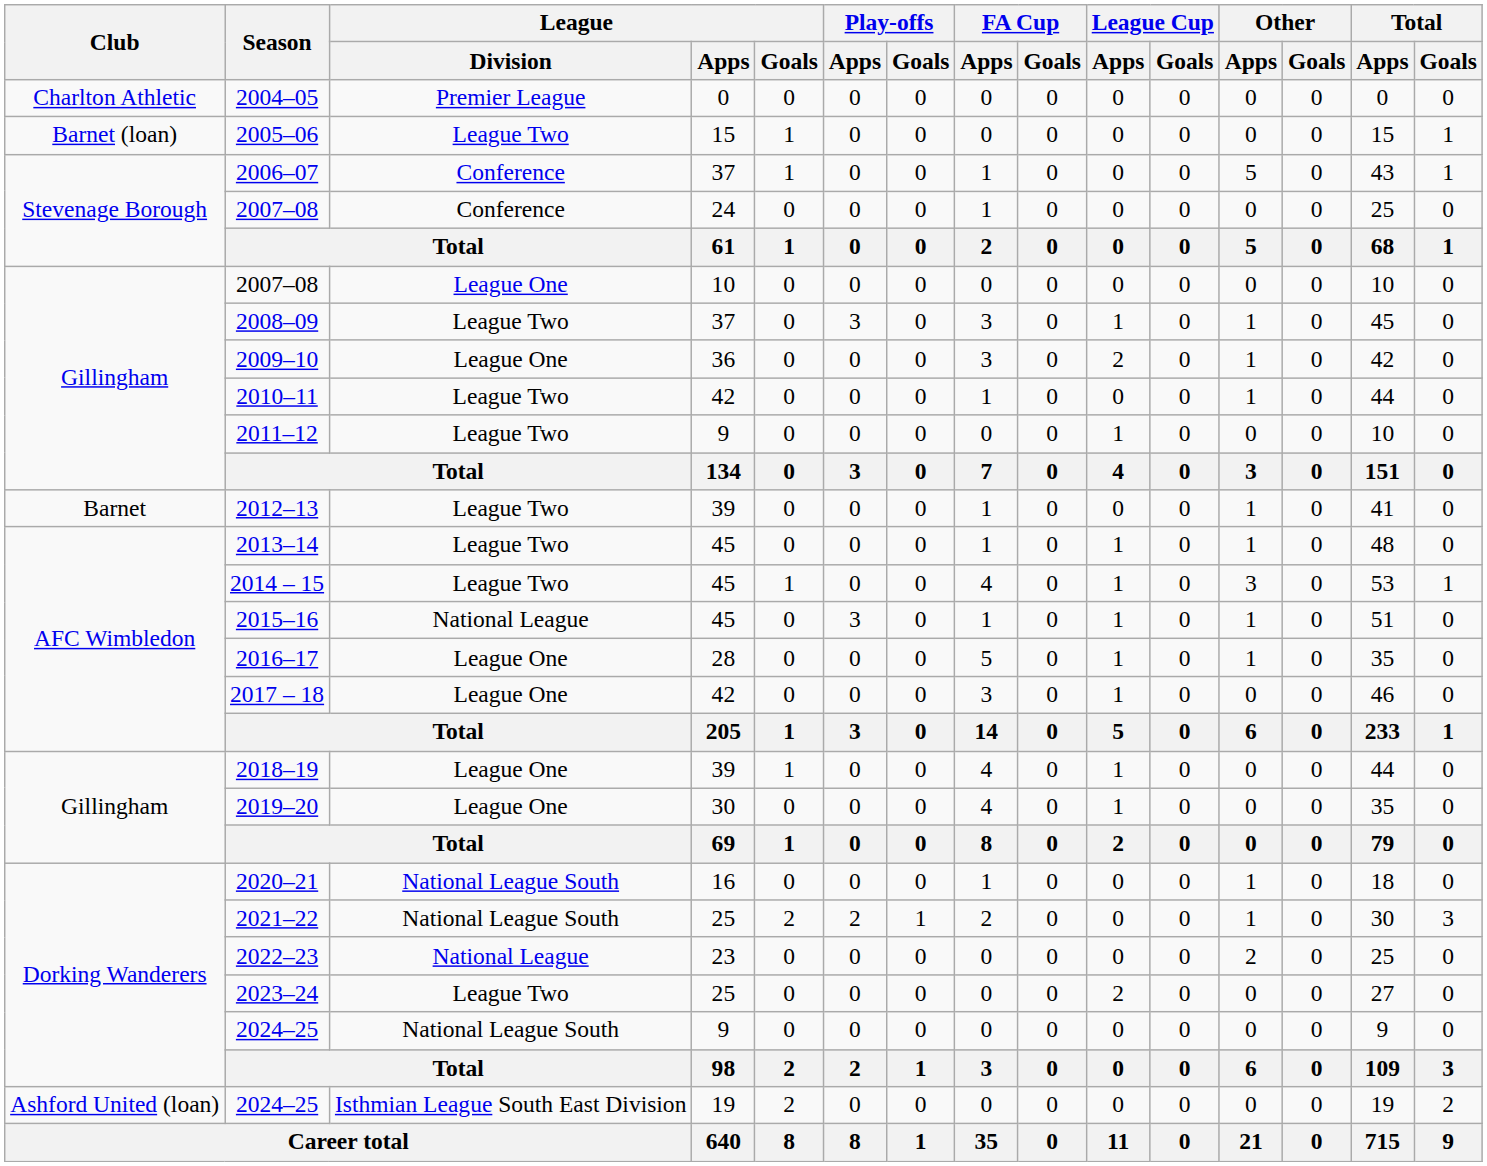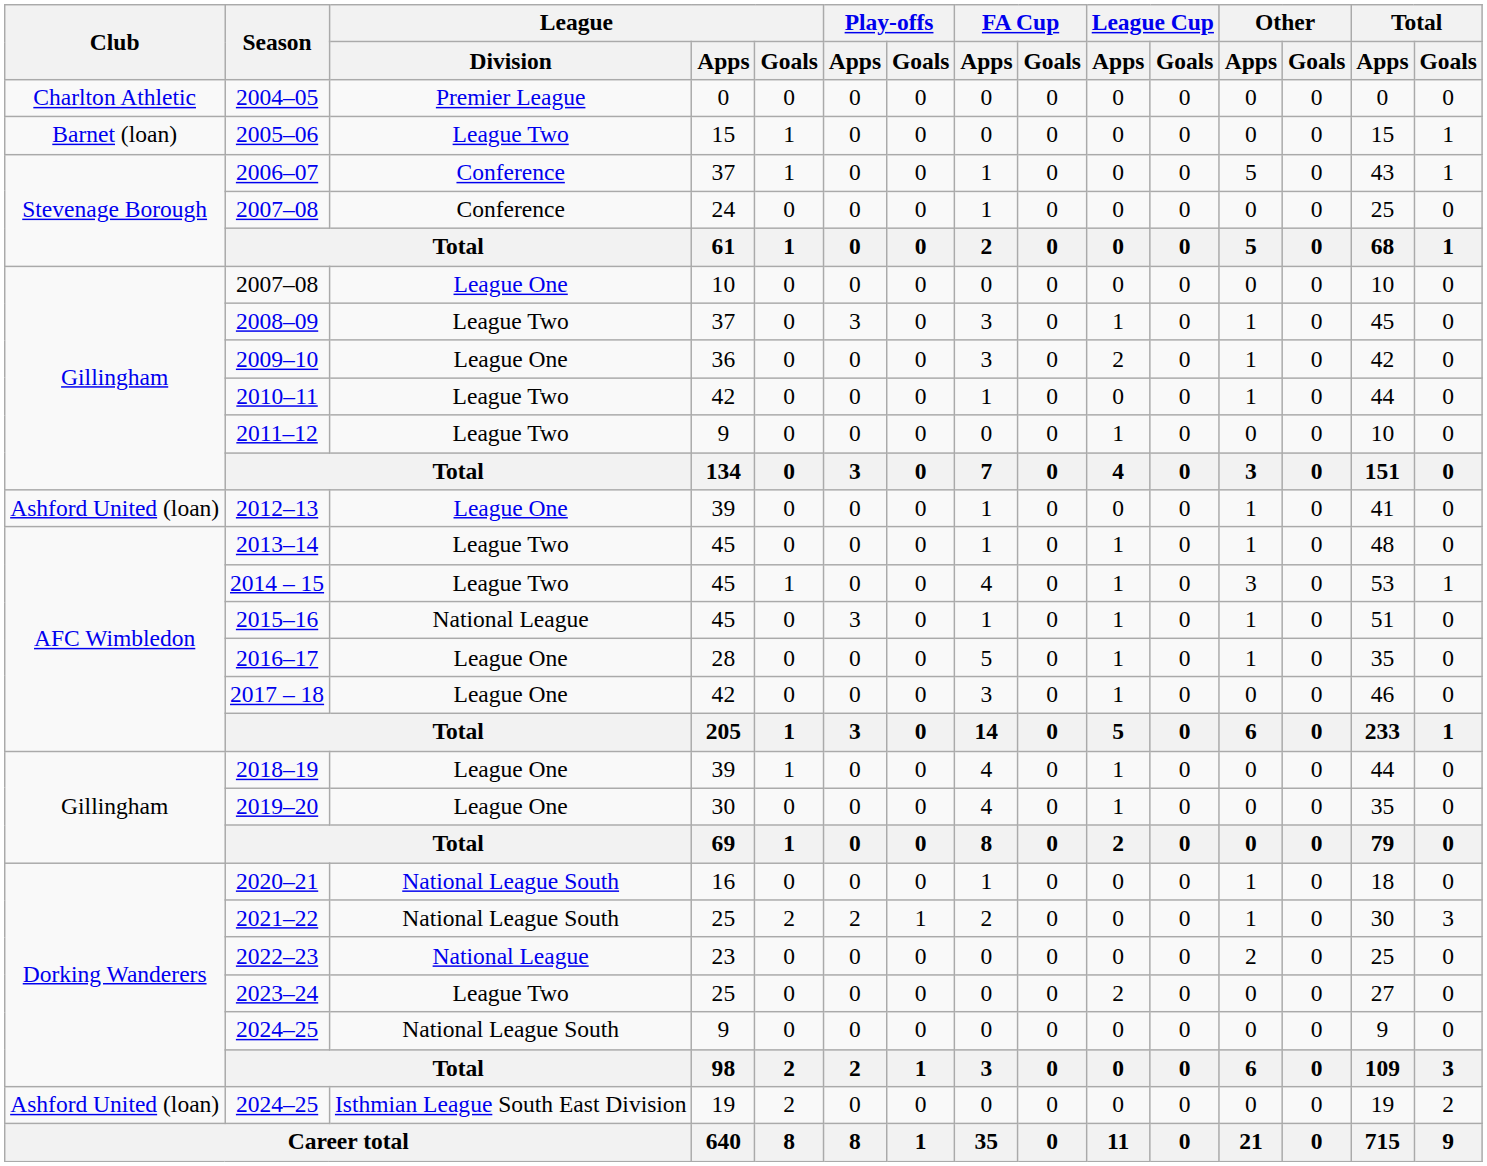(115, 508) Barnet -> (115, 508) Ashford United (loan)
(511, 508) League Two -> (511, 508) League One
